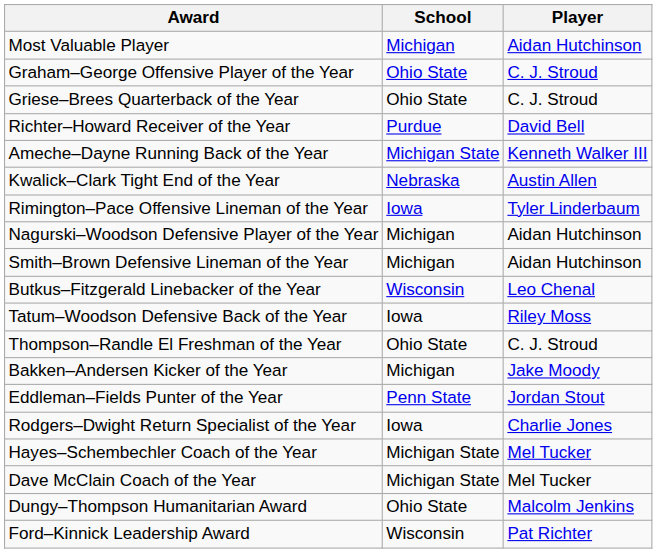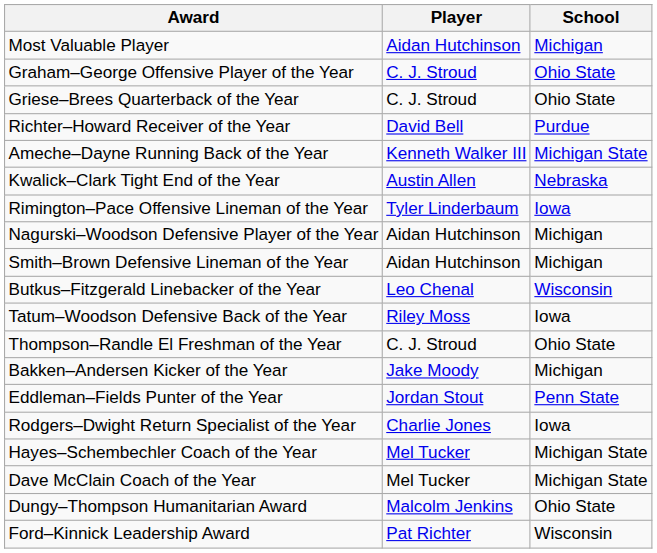columns swapped: (577, 18) <-> (443, 18)
